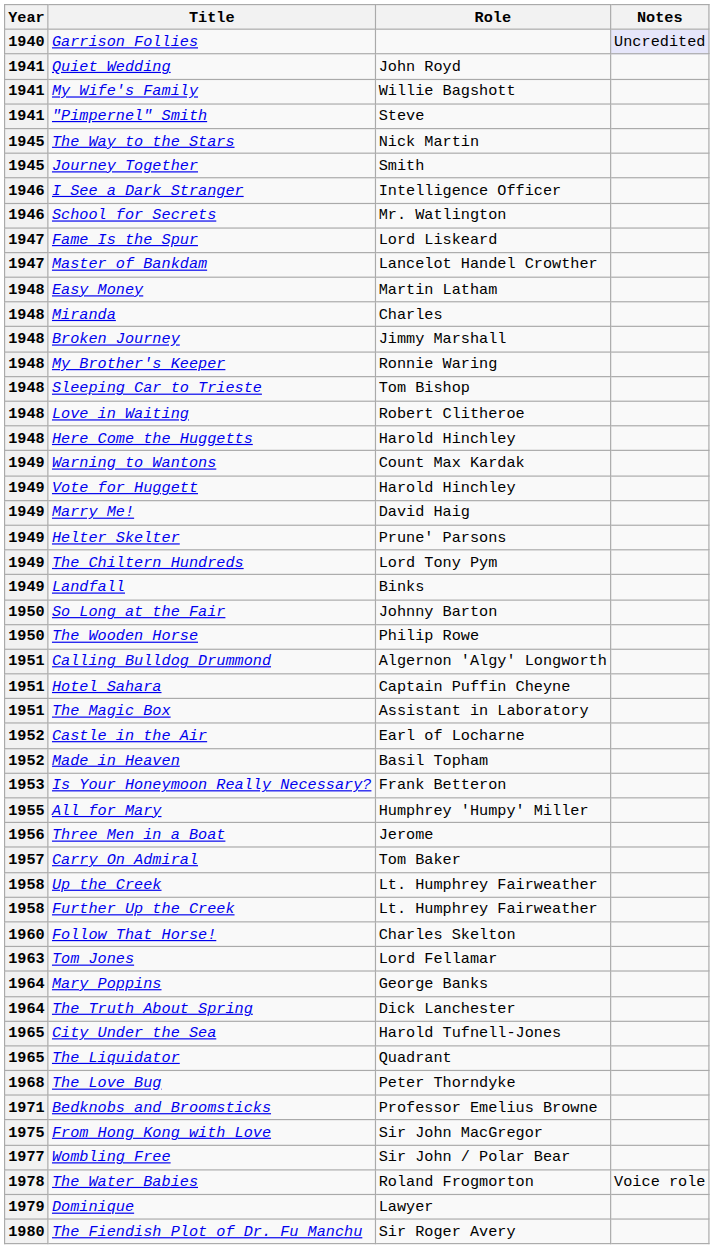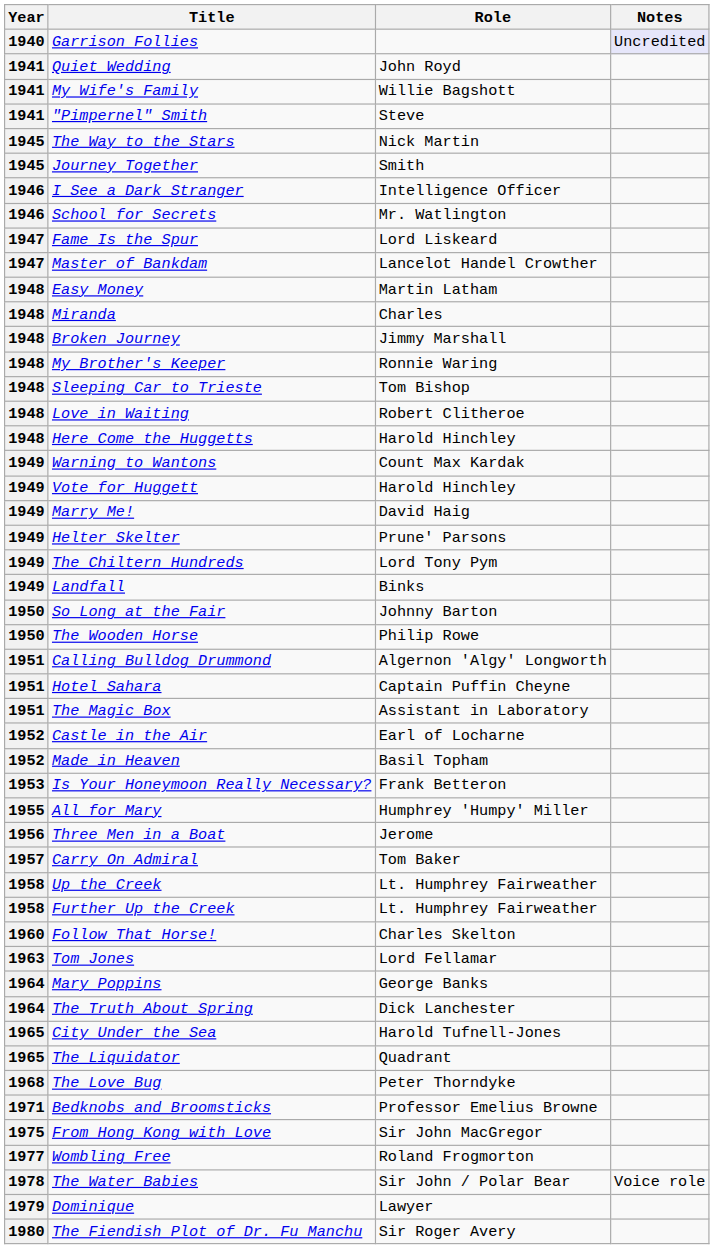(475, 1157) Sir John / Polar Bear -> (456, 1157) Roland Frogmorton
(456, 1182) Roland Frogmorton -> (475, 1182) Sir John / Polar Bear
